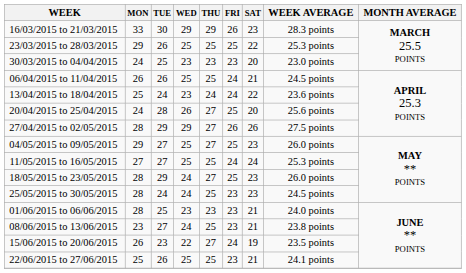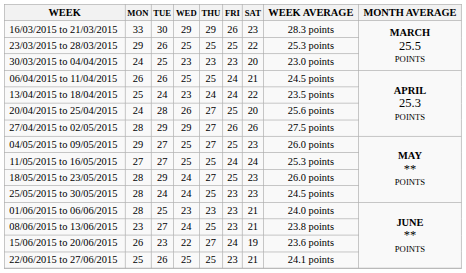(311, 95) 23.6 points -> (311, 95) 23.5 points
(311, 243) 23.5 points -> (311, 243) 23.6 points
